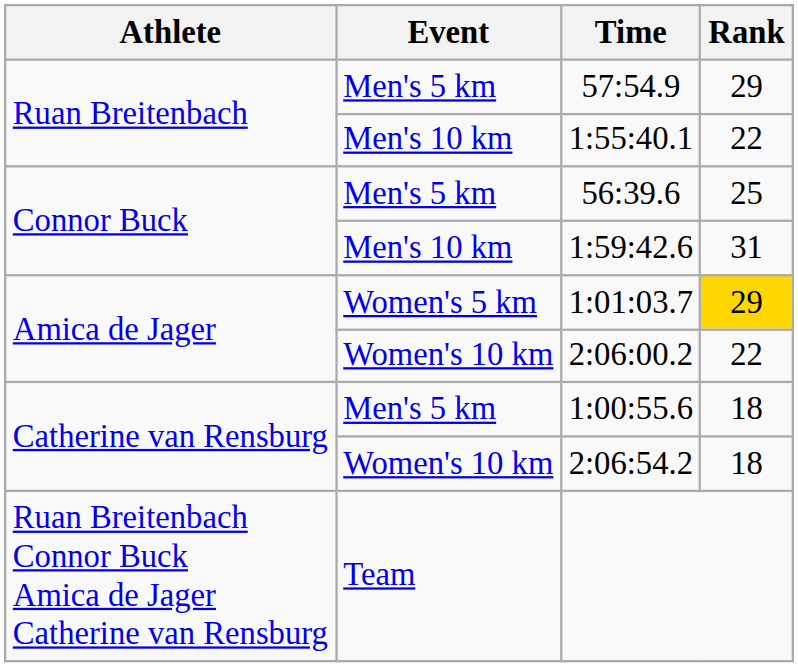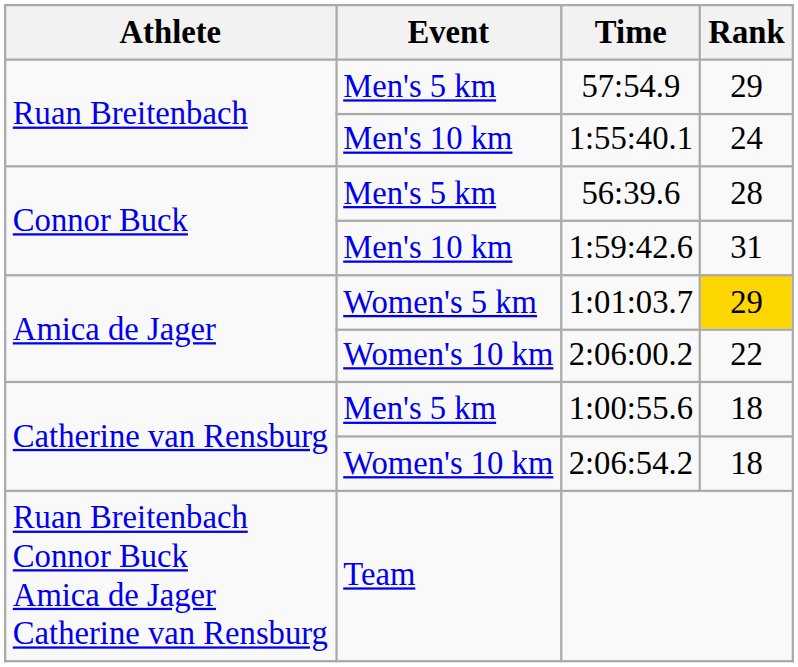(747, 139) 22 -> (747, 139) 24
(747, 193) 25 -> (747, 193) 28
